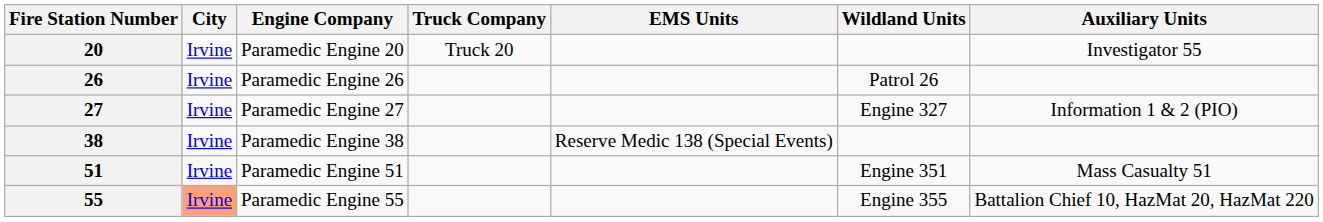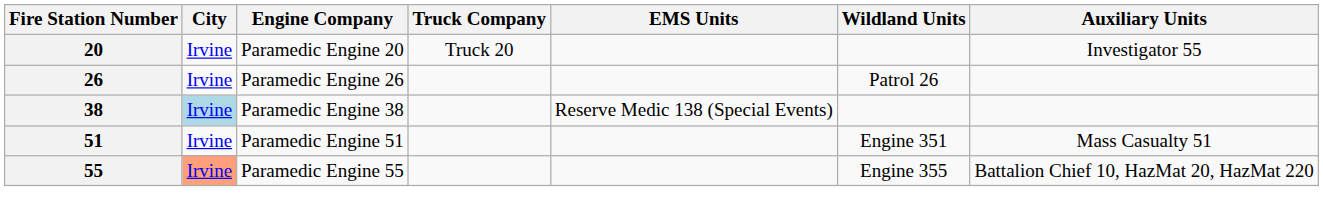- row: (93, 110)
(209, 140) no background -> (209, 110) lightblue background
